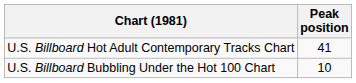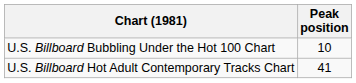rows swapped: (151, 48) <-> (141, 68)
